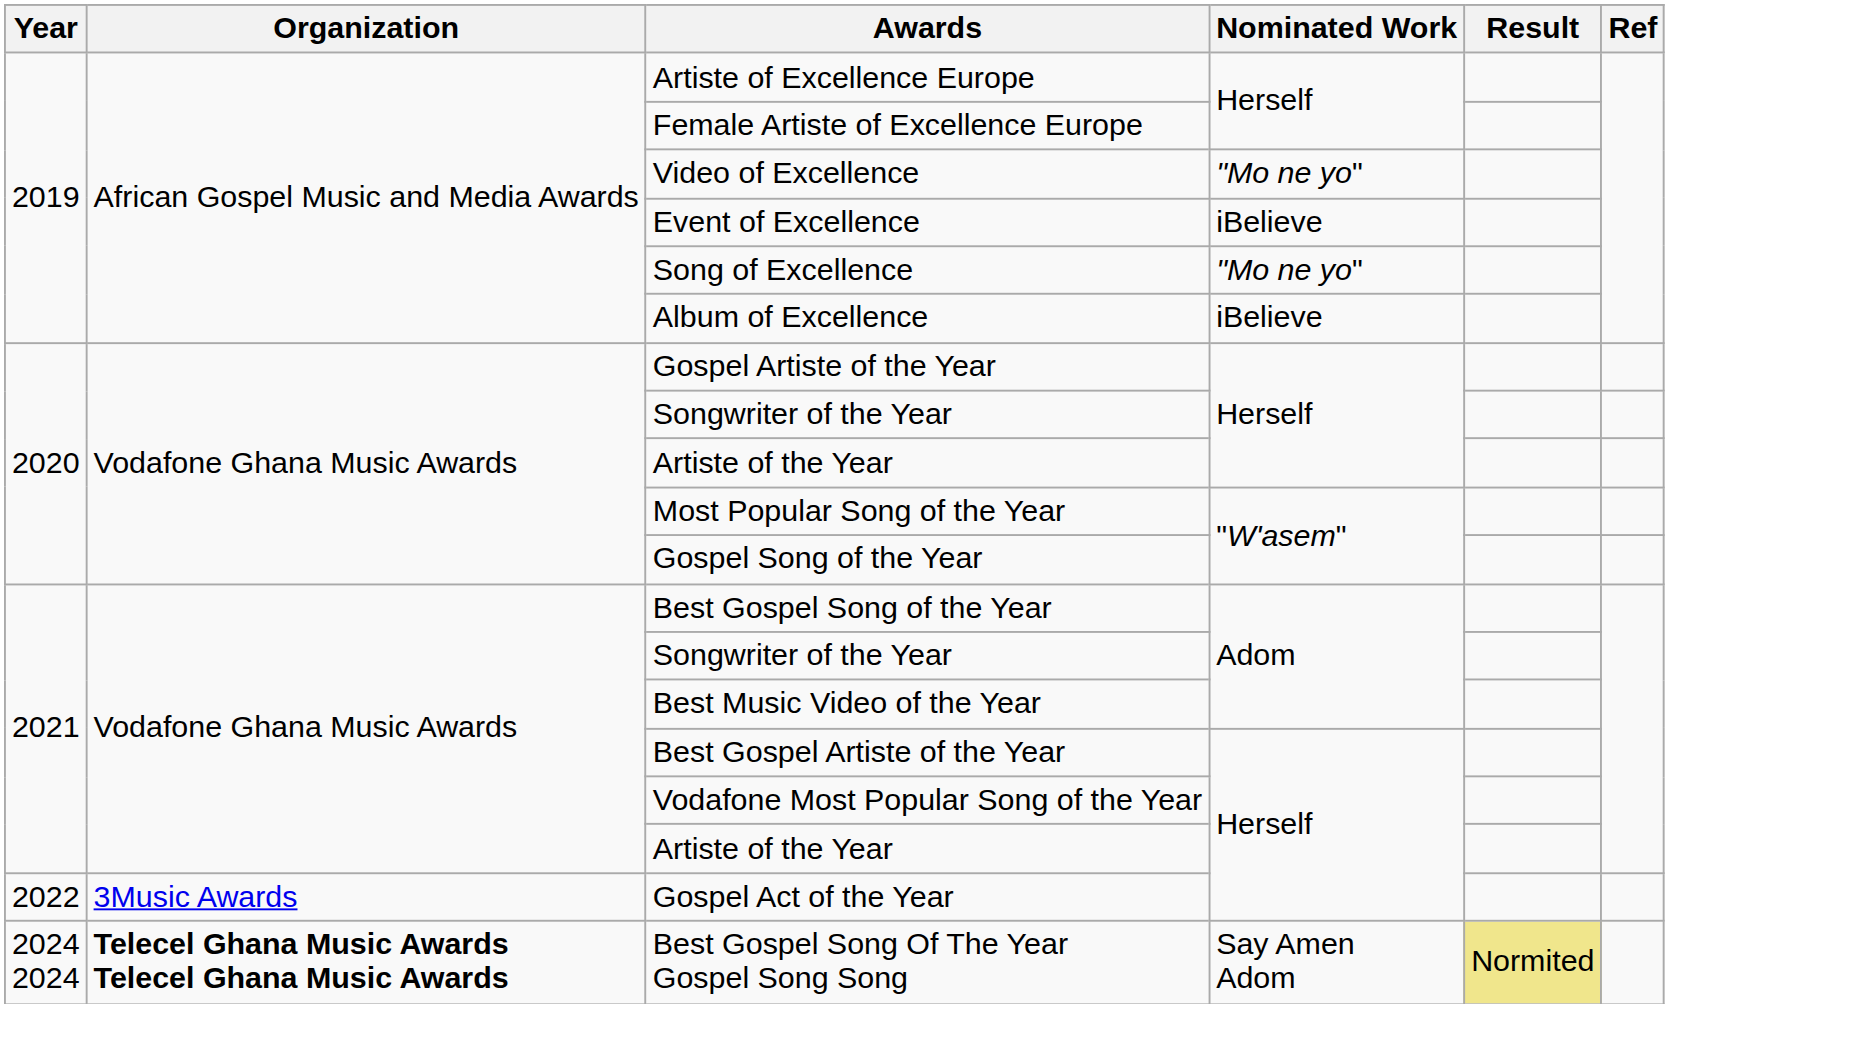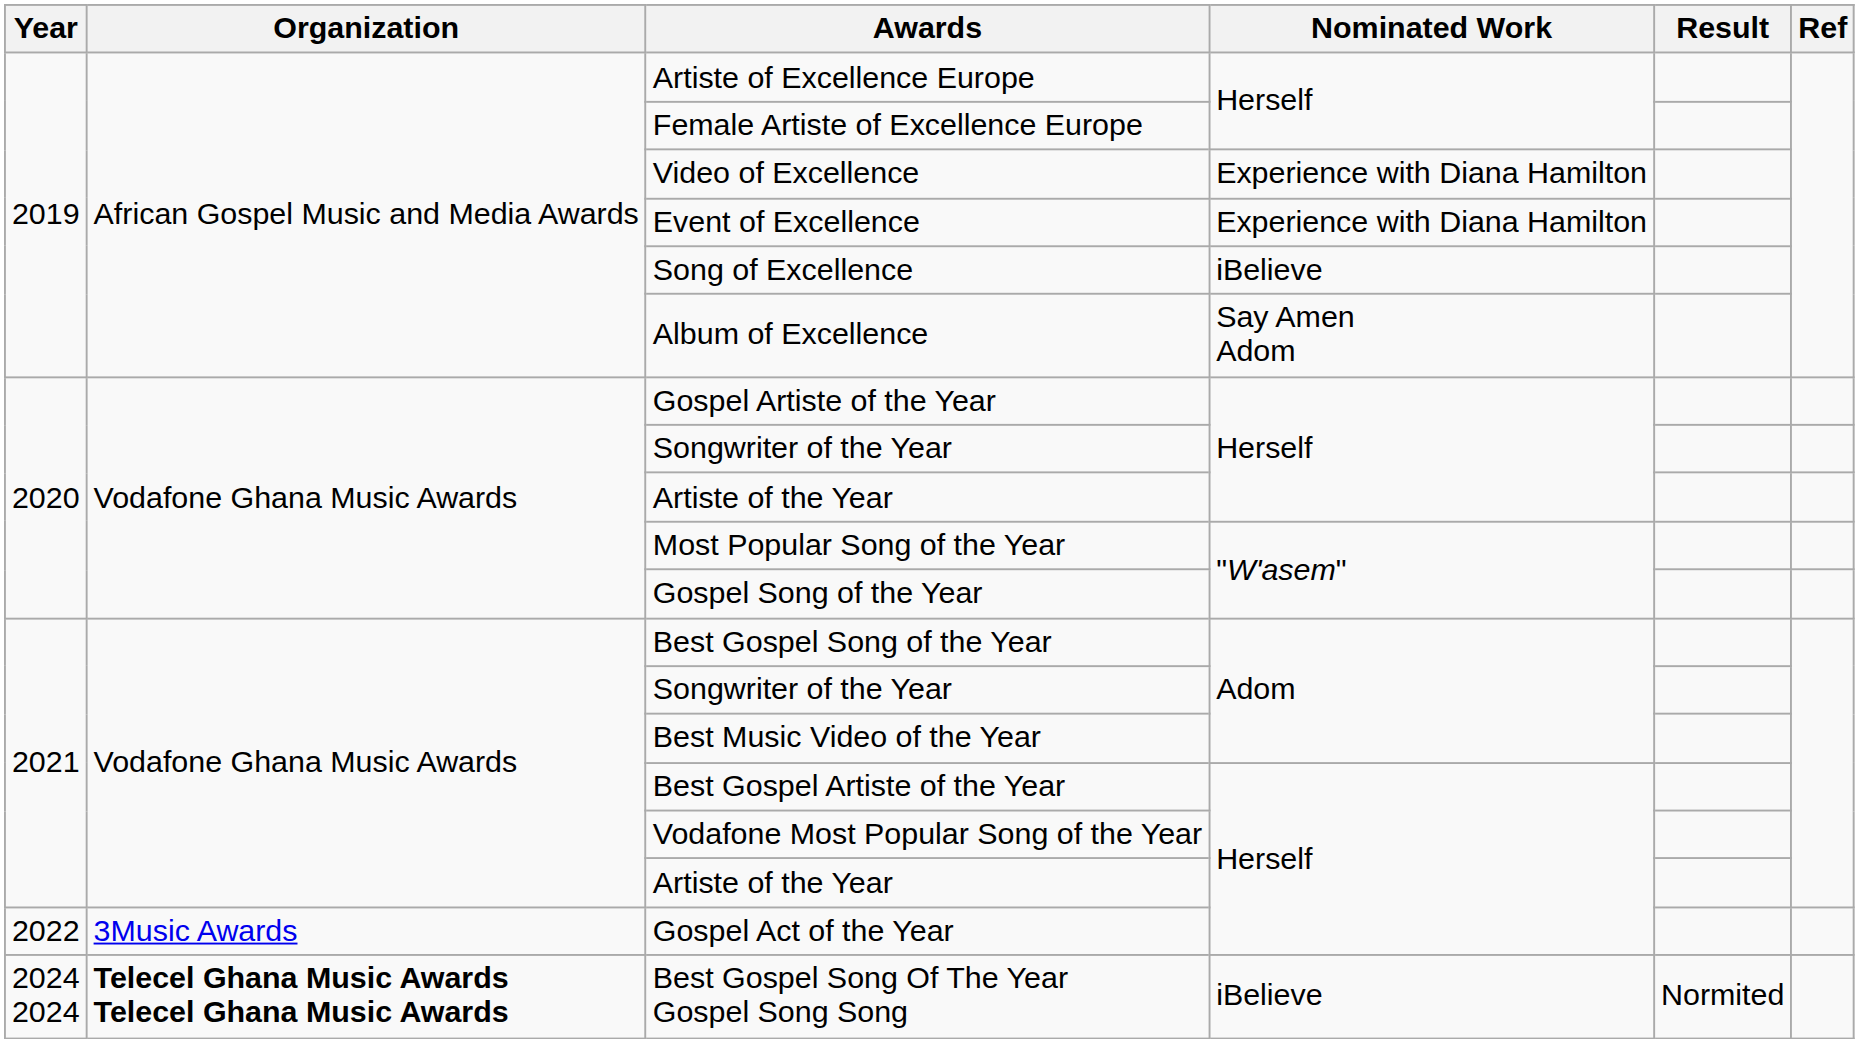(1289, 173) "Mo ne yo" -> (1432, 173) Experience with Diana Hamilton
(1269, 221) iBelieve -> (1432, 221) Experience with Diana Hamilton
(1289, 269) "Mo ne yo" -> (1269, 269) iBelieve
(1269, 317) iBelieve -> (1285, 334) Say Amen Adom
(1285, 961) Say Amen Adom -> (1269, 995) iBelieve
(1533, 961) khaki background -> (1723, 995) no background
